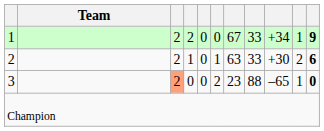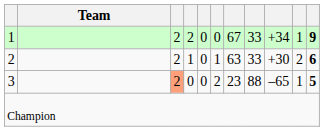(313, 81) 0 -> (313, 81) 5
